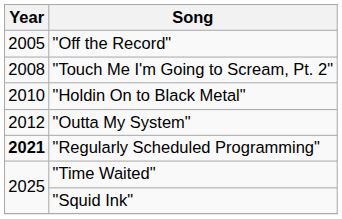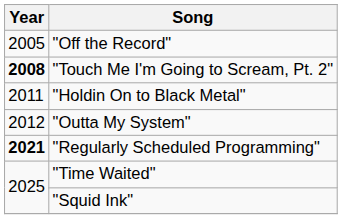(27, 69) normal -> (27, 69) bold
(27, 95) 2010 -> (26, 95) 2011
